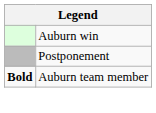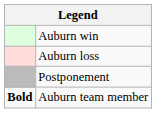+ row: (69, 56)
